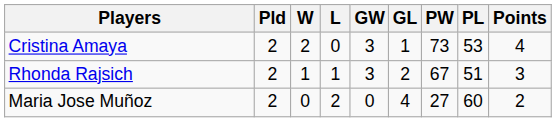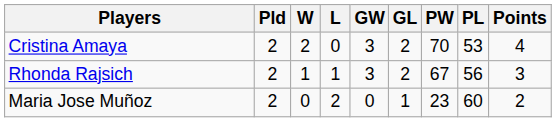(405, 46) 1 -> (405, 46) 2
(440, 46) 73 -> (440, 46) 70
(473, 74) 51 -> (473, 74) 56
(405, 102) 4 -> (405, 102) 1
(440, 102) 27 -> (440, 102) 23
